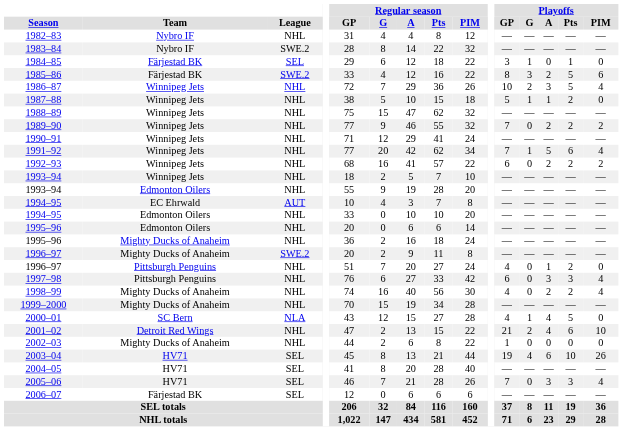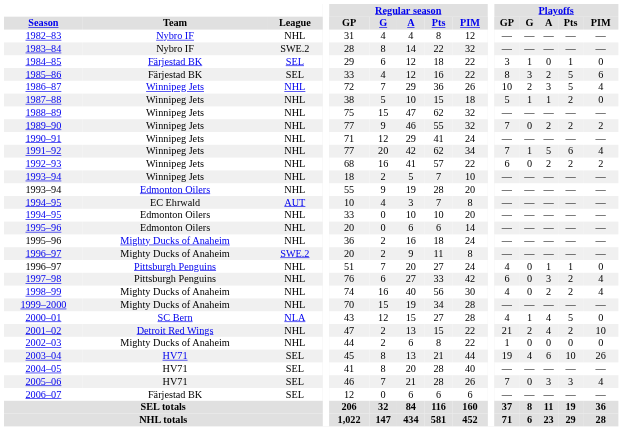(295, 74) SWE.2 -> (295, 74) SEL
(571, 266) 2 -> (571, 266) 1
(571, 279) 3 -> (571, 279) 2
(571, 330) 6 -> (571, 330) 2
